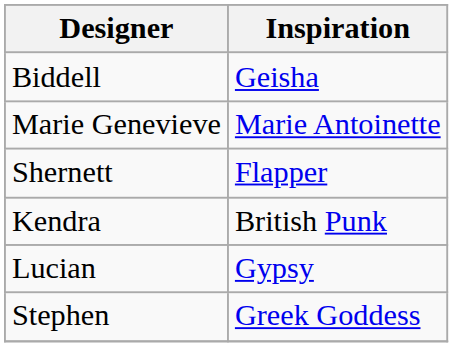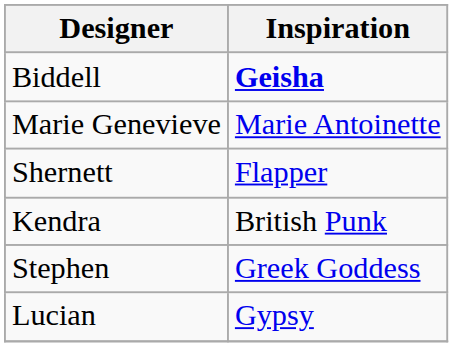(277, 76) normal -> (279, 76) bold
rows swapped: (54, 268) <-> (61, 316)
